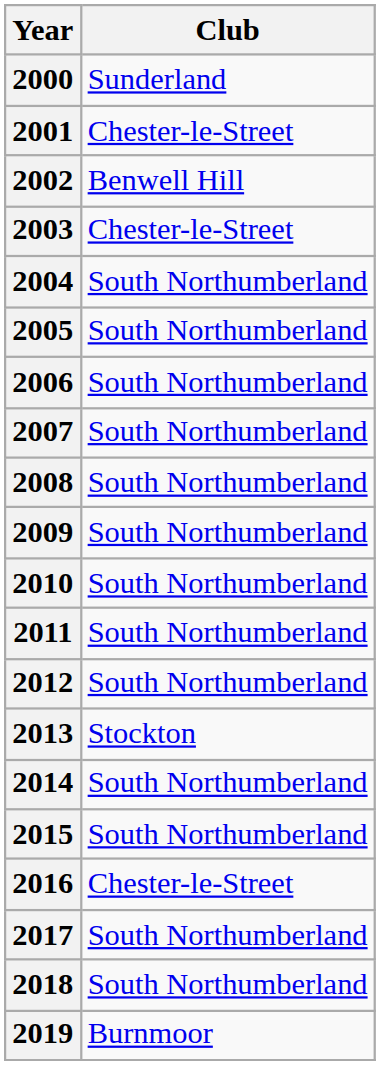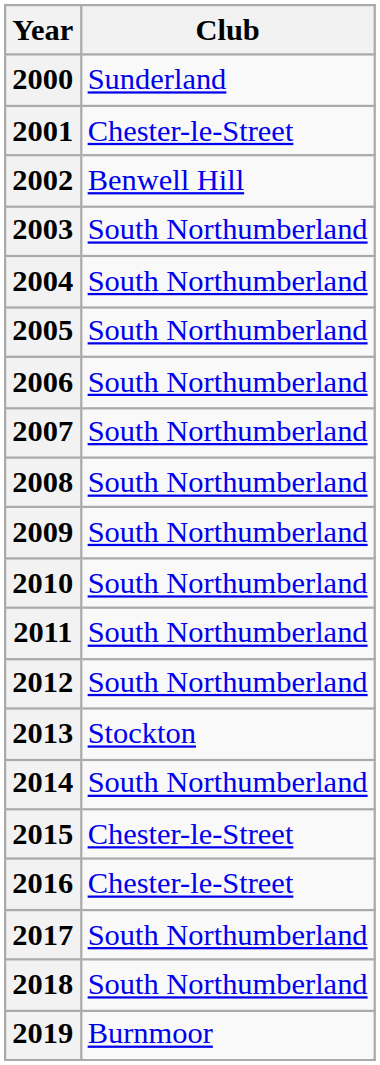(190, 230) Chester-le-Street -> (228, 230) South Northumberland
(228, 833) South Northumberland -> (190, 833) Chester-le-Street
